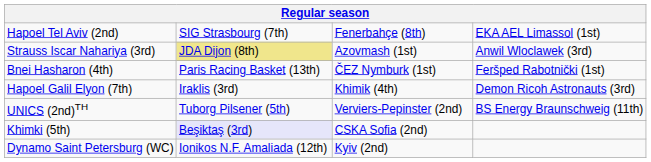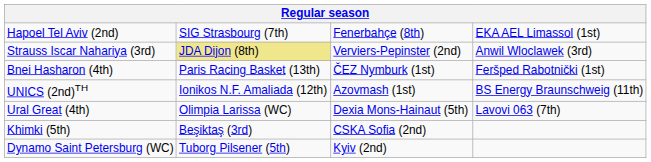(376, 51) Azovmash (1st) -> (397, 51) Verviers-Pepinster (2nd)
- row: (70, 88)
(234, 109) Tuborg Pilsener (5th) -> (253, 90) Ionikos N.F. Amaliada (12th)
(398, 109) Verviers-Pepinster (2nd) -> (374, 90) Azovmash (1st)
+ row: (48, 110)
(216, 129) lavender background -> (216, 129) no background
(253, 148) Ionikos N.F. Amaliada (12th) -> (234, 148) Tuborg Pilsener (5th)
